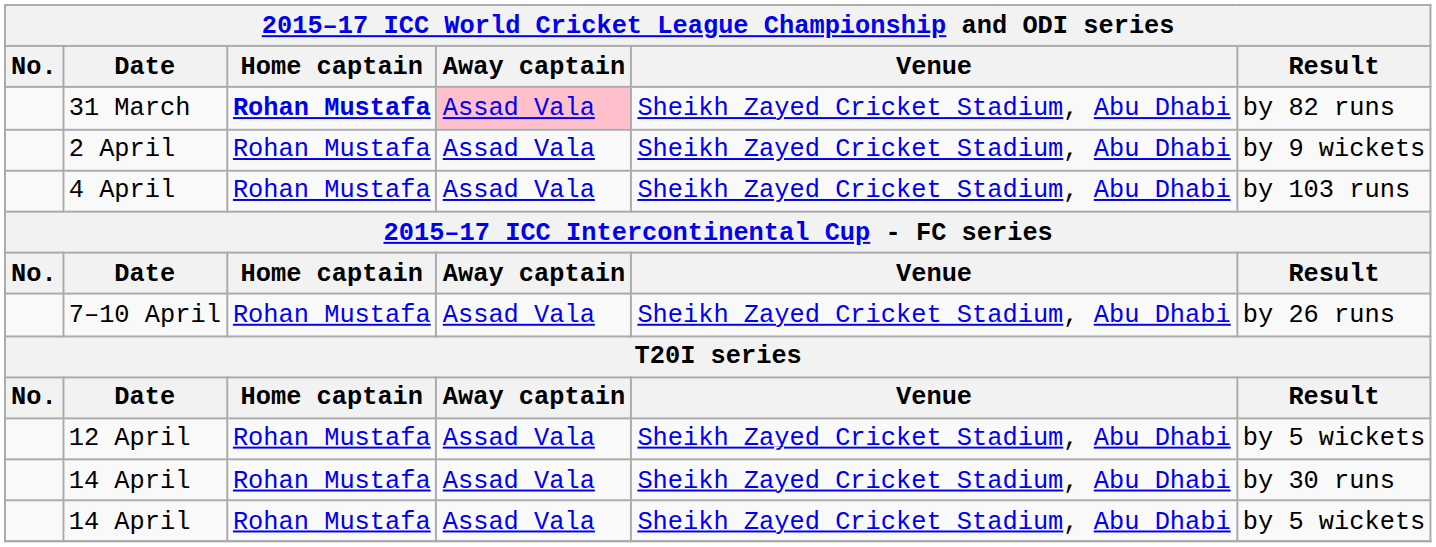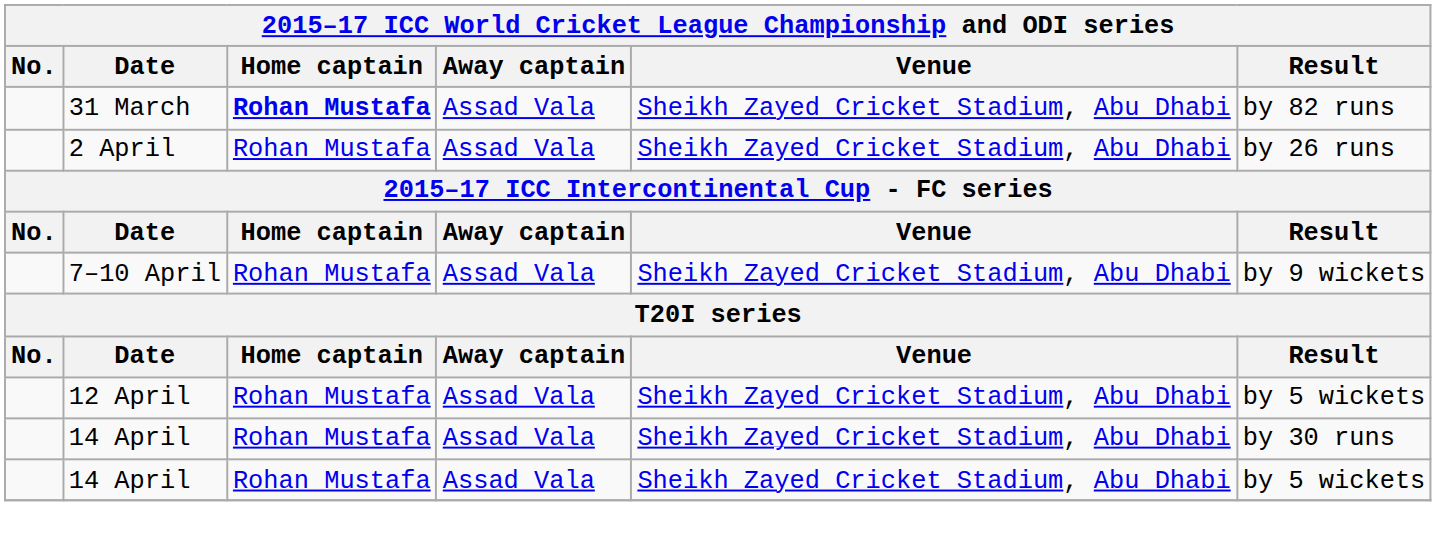(519, 108) pink background -> (519, 108) no background
(1334, 150) by 9 wickets -> (1319, 150) by 26 runs
- row: (34, 191)
(1319, 315) by 26 runs -> (1334, 274) by 9 wickets
